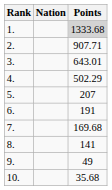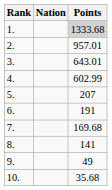(88, 45) 907.71 -> (88, 45) 957.01
(88, 78) 502.29 -> (88, 78) 602.99
